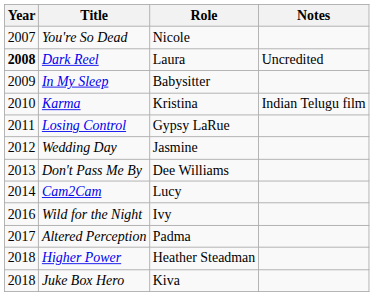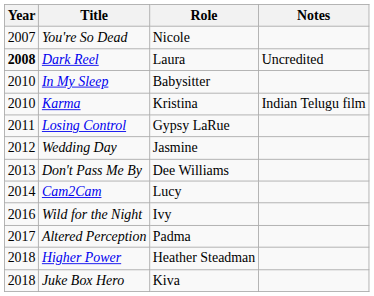(22, 81) 2009 -> (22, 81) 2010
